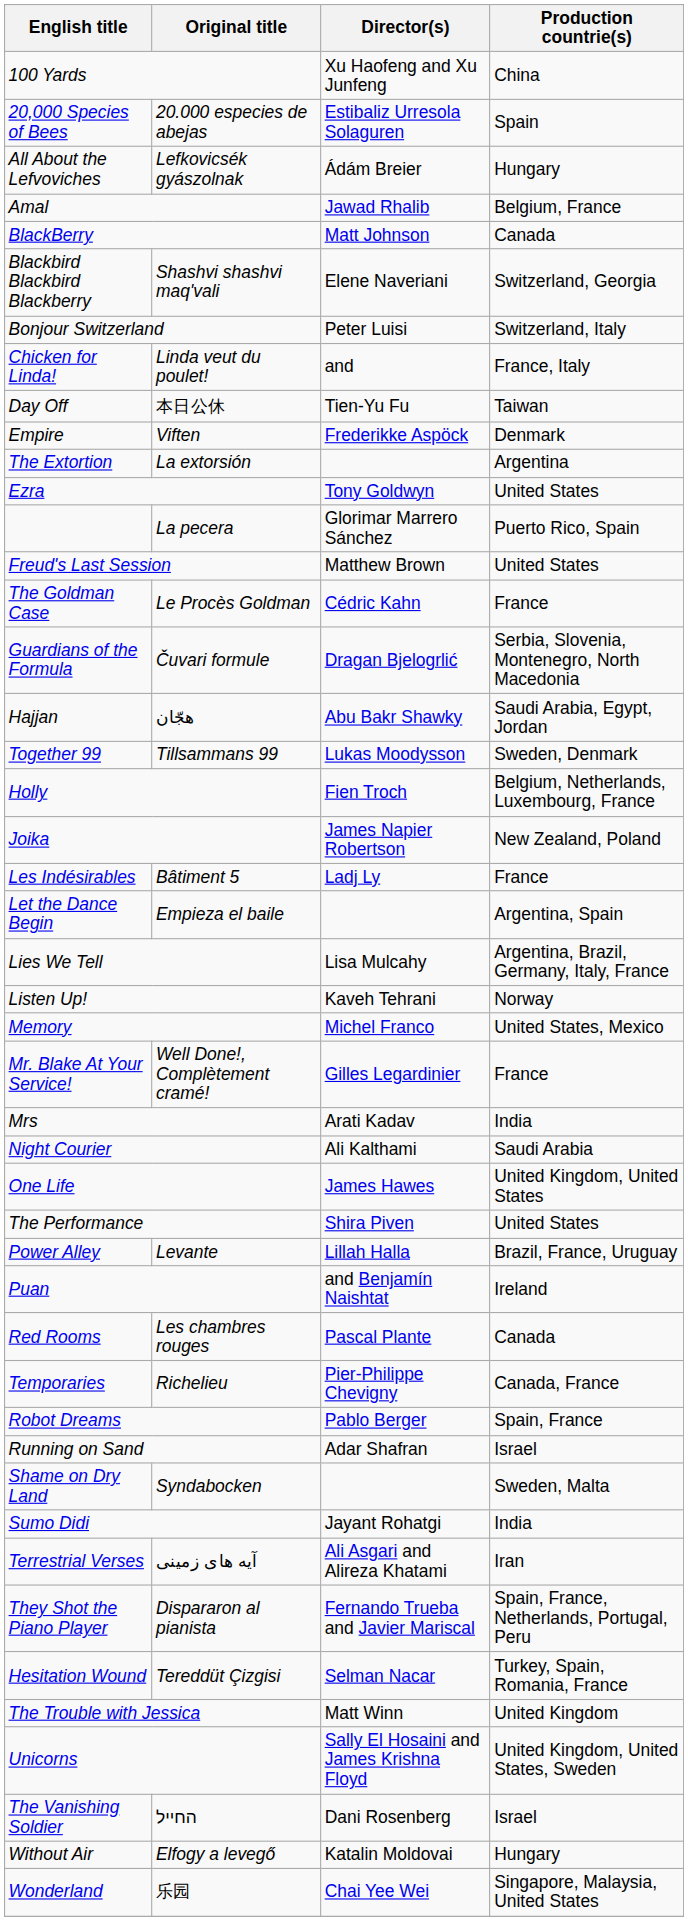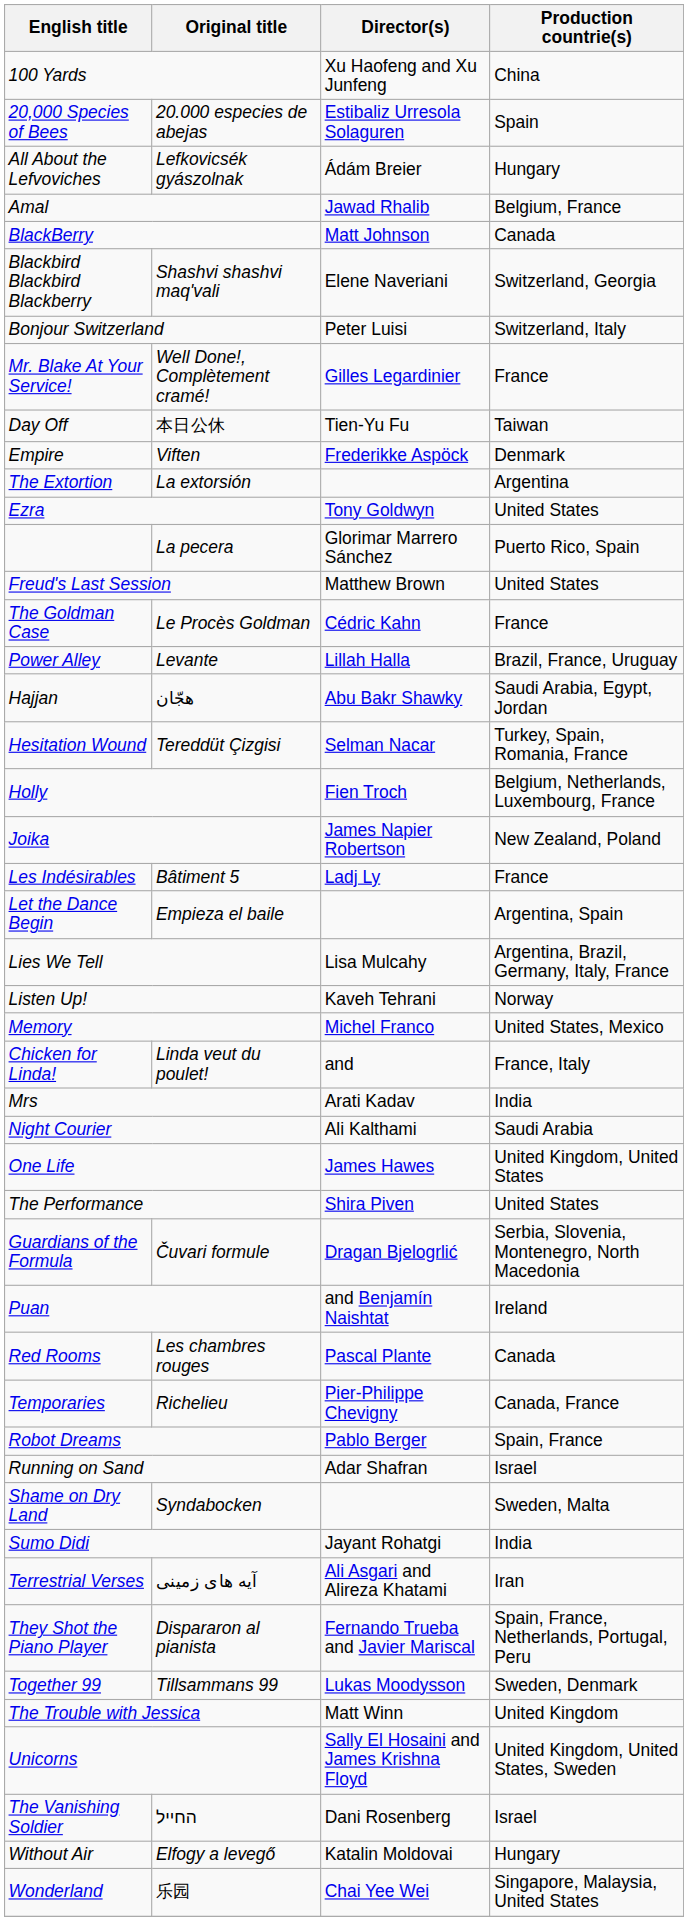rows swapped: (53, 367) <-> (76, 1074)
rows swapped: (73, 660) <-> (54, 1251)
rows swapped: (77, 1675) <-> (55, 754)
